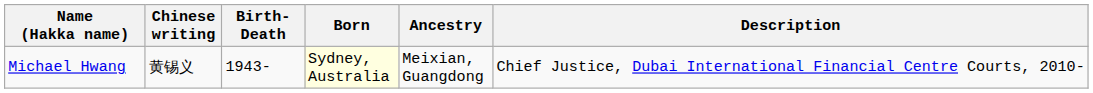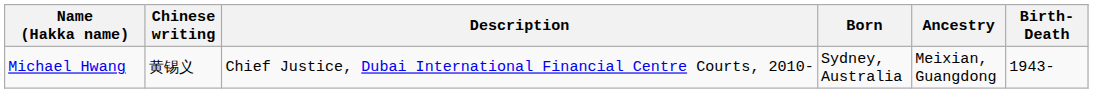columns swapped: (263, 26) <-> (791, 26)
(349, 68) lightyellow background -> (862, 68) no background
